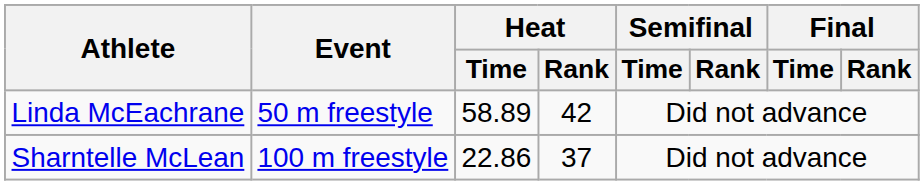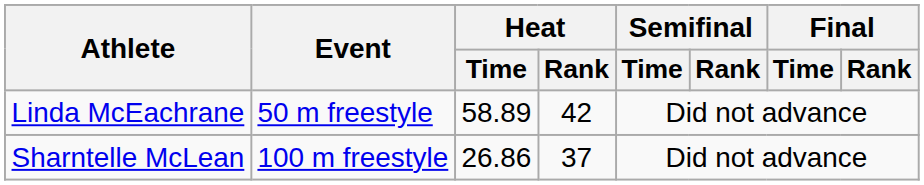(496, 157) 22.86 -> (496, 157) 26.86
